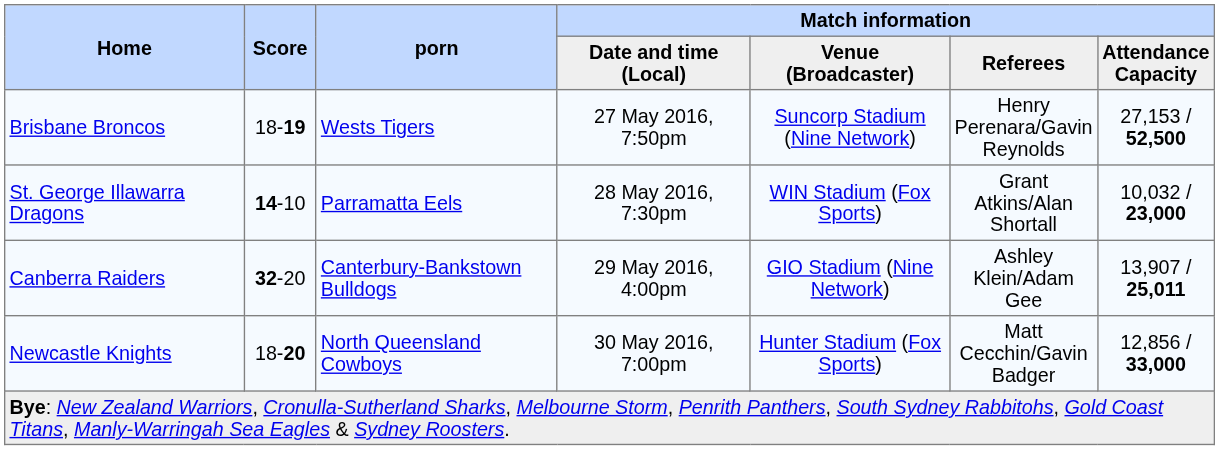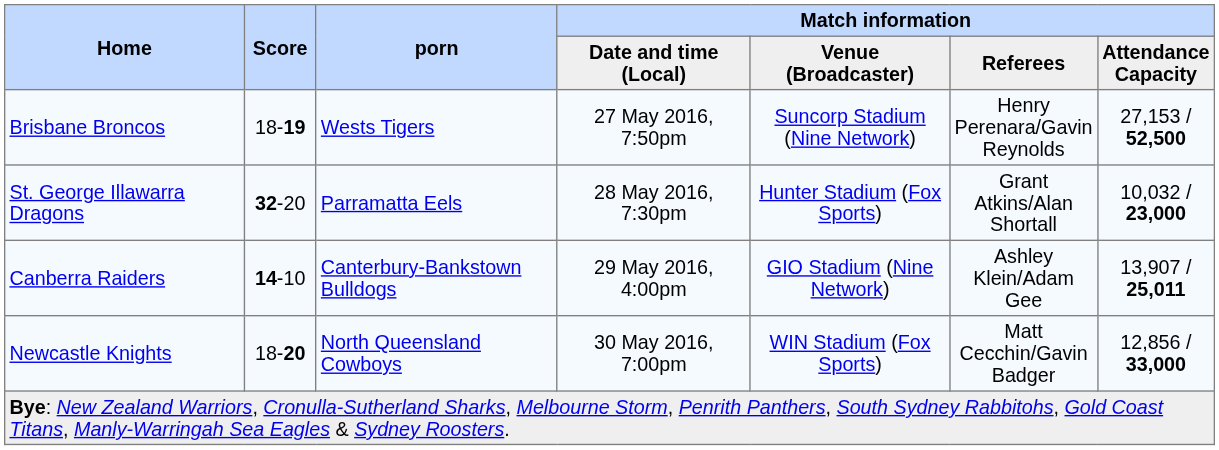(280, 203) 14-10 -> (280, 203) 32-20
(850, 203) WIN Stadium (Fox Sports) -> (850, 203) Hunter Stadium (Fox Sports)
(280, 278) 32-20 -> (280, 278) 14-10
(850, 353) Hunter Stadium (Fox Sports) -> (850, 353) WIN Stadium (Fox Sports)
